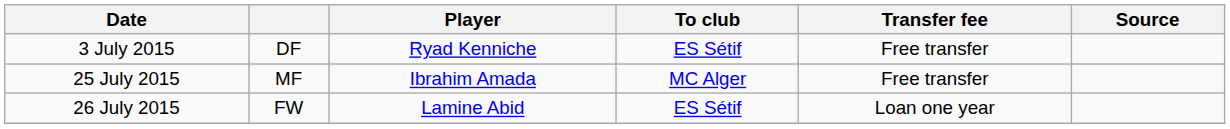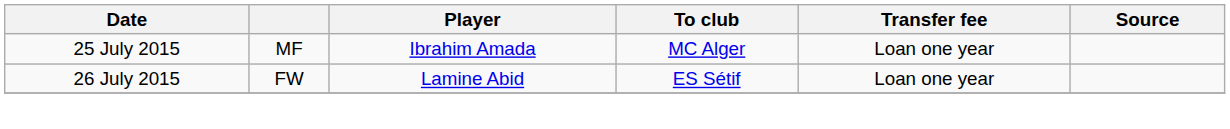- row: (127, 49)
(935, 78) Free transfer -> (934, 49) Loan one year
